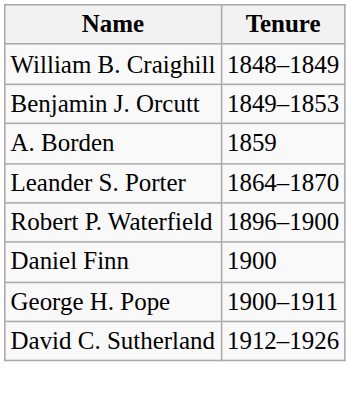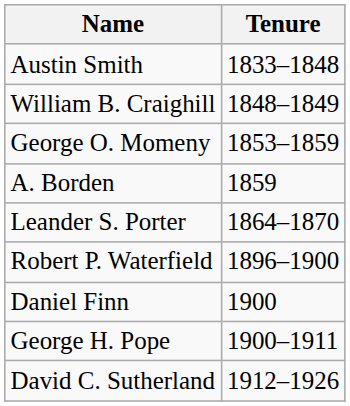+ row: (77, 63)
- row: (105, 103)
+ row: (110, 143)
